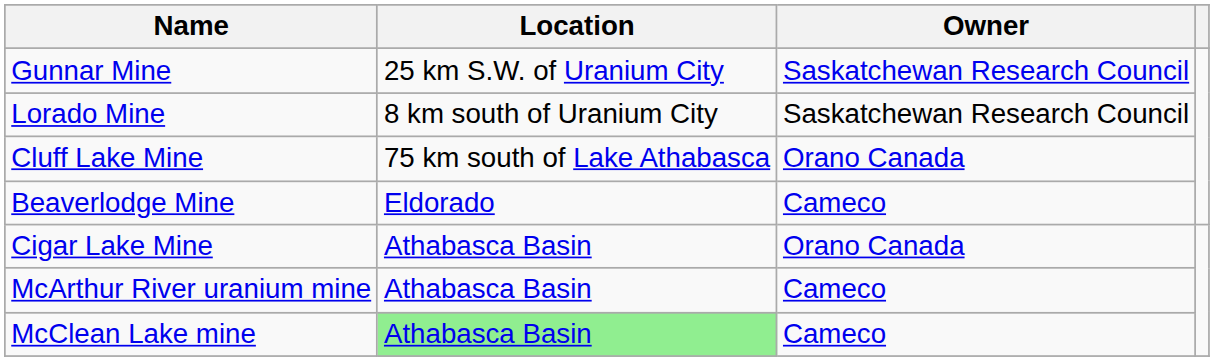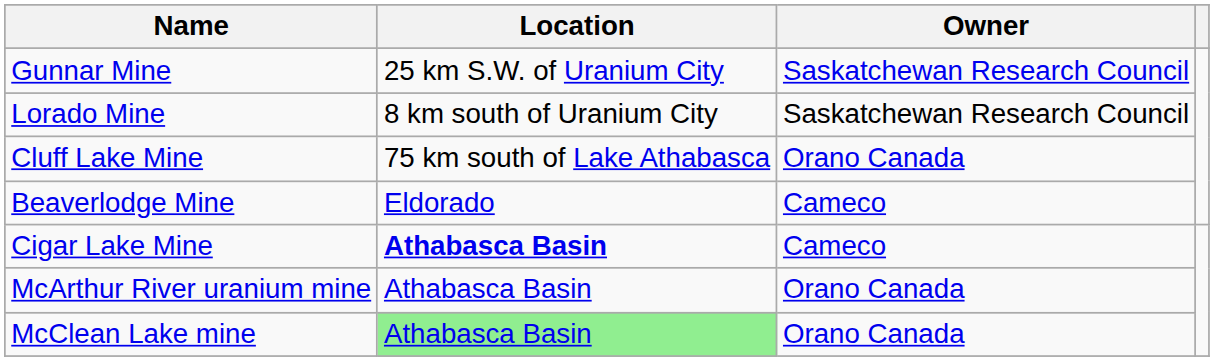(488, 245) normal -> (495, 245) bold
(874, 245) Orano Canada -> (834, 245) Cameco
(834, 289) Cameco -> (874, 289) Orano Canada
(834, 333) Cameco -> (874, 333) Orano Canada
